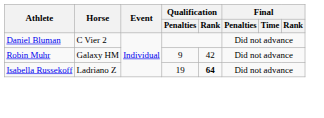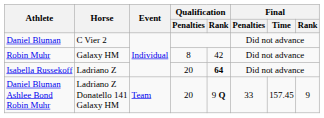(180, 55) 9 -> (189, 55) 8
(180, 70) 19 -> (189, 70) 20
+ row: (34, 95)
